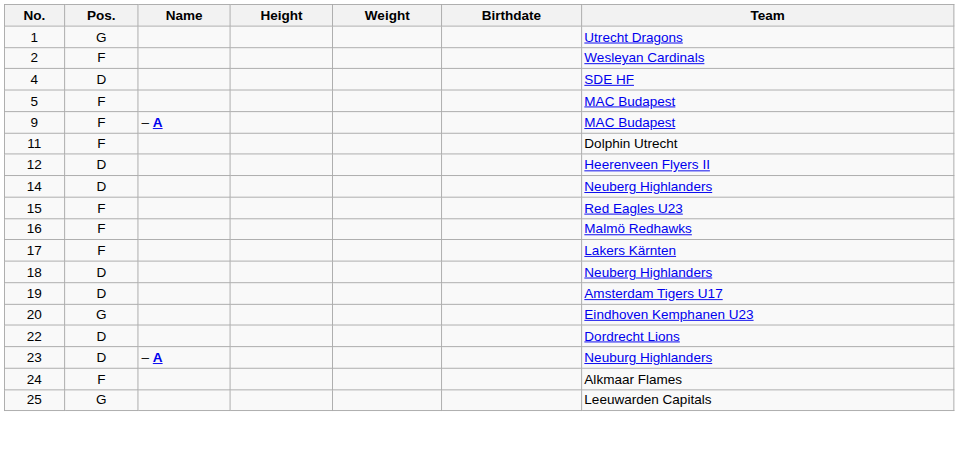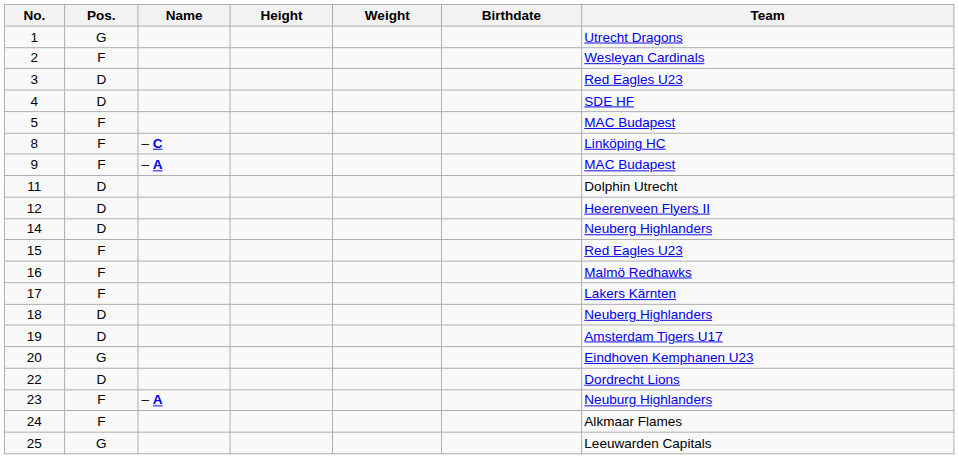+ row: (34, 80)
+ row: (34, 144)
(101, 144) F -> (101, 187) D
(101, 358) D -> (101, 400) F
